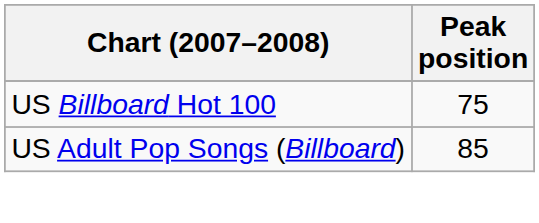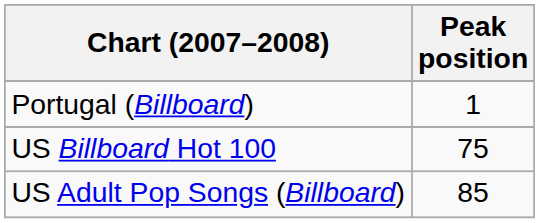+ row: (133, 103)
